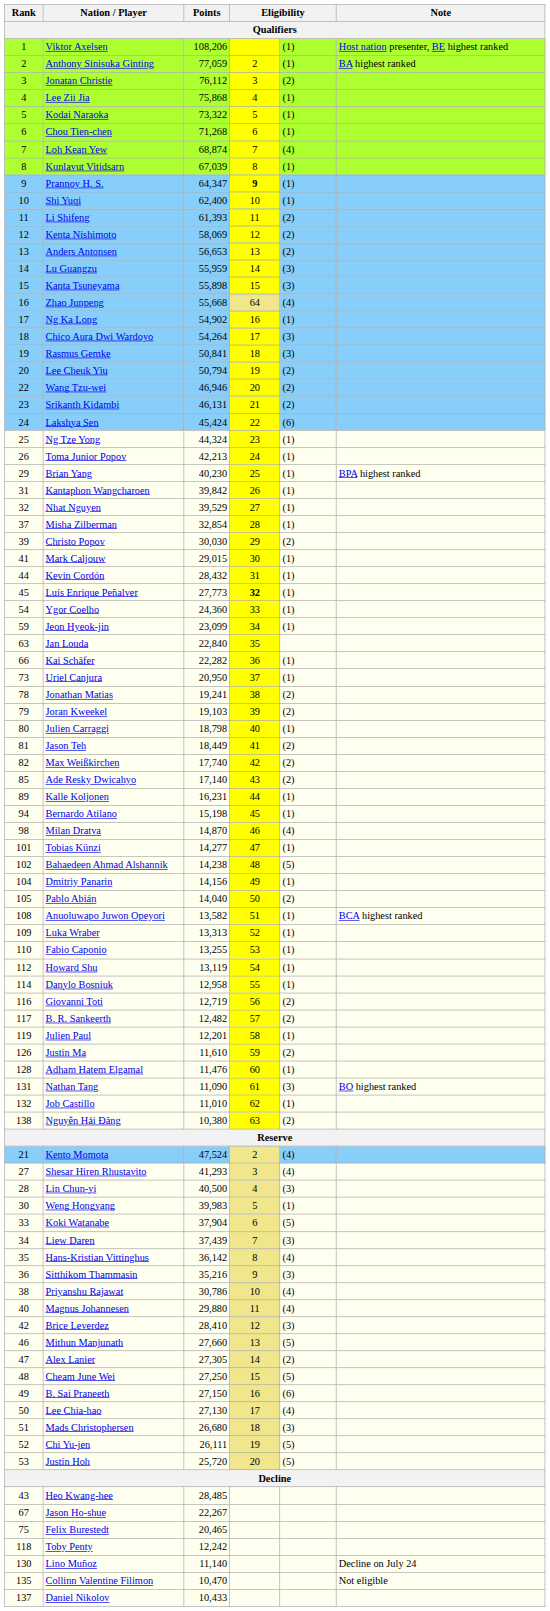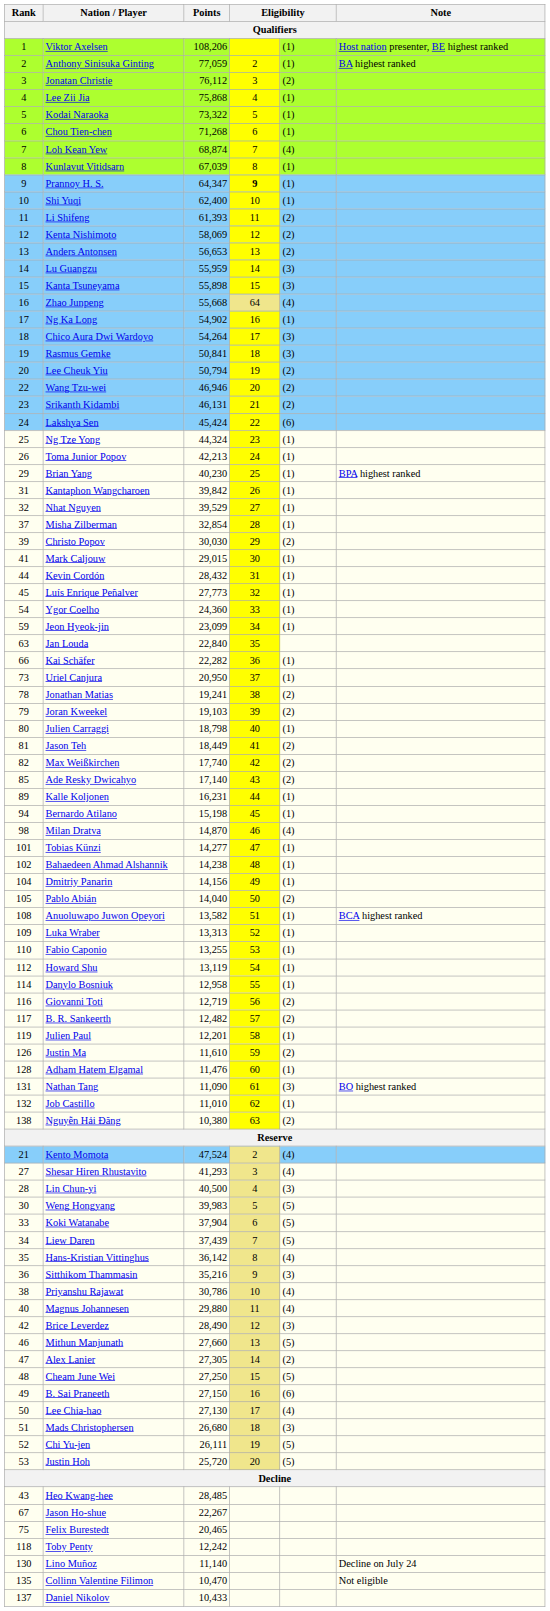(255, 592) bold -> (255, 592) normal
(288, 865) (5) -> (288, 865) (1)
(288, 1206) (1) -> (288, 1206) (5)
(288, 1240) (3) -> (288, 1240) (5)
(213, 1325) 28,410 -> (213, 1325) 28,490
